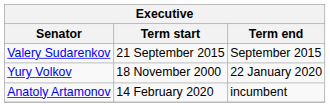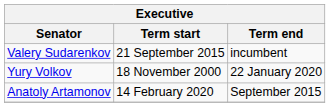(276, 53) September 2015 -> (259, 53) incumbent
(259, 92) incumbent -> (276, 92) September 2015
